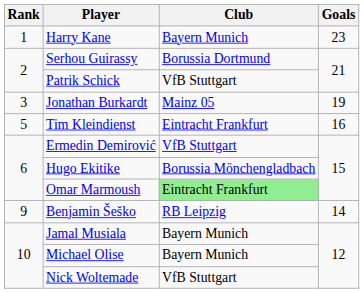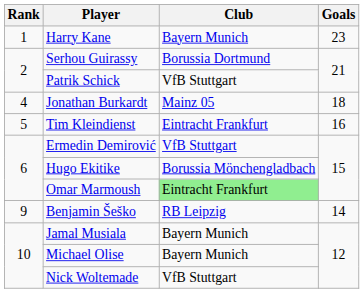(24, 102) 3 -> (24, 102) 4
(338, 102) 19 -> (338, 102) 18
